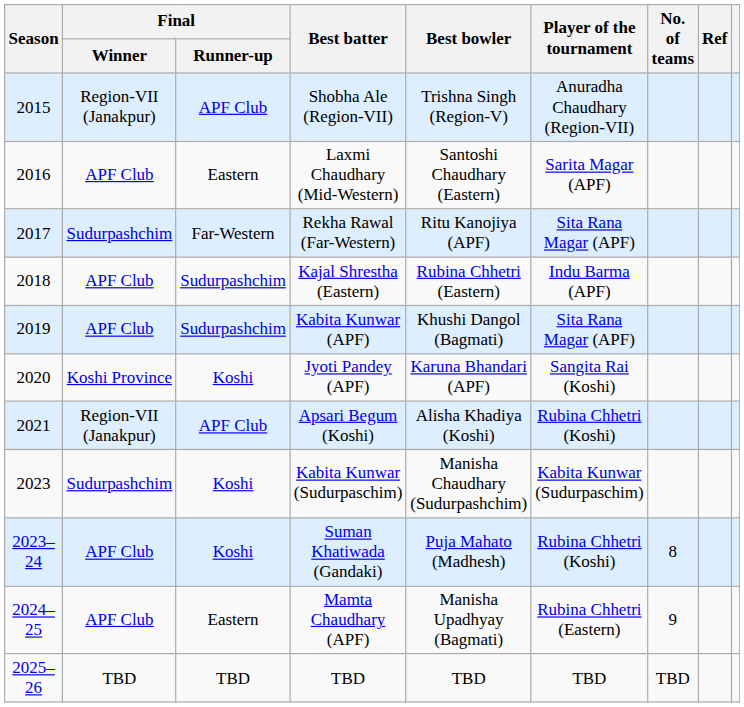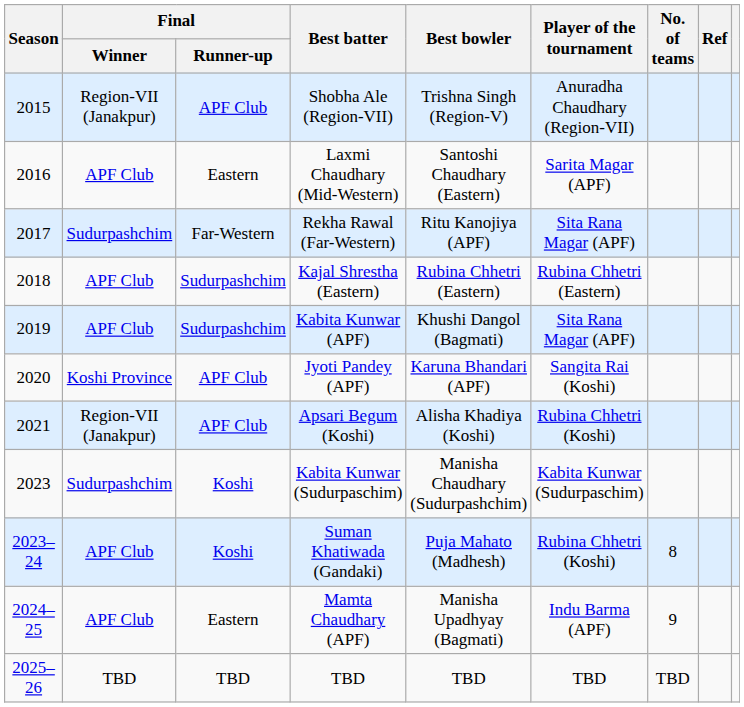(589, 281) Indu Barma (APF) -> (589, 281) Rubina Chhetri (Eastern)
(233, 377) Koshi -> (233, 377) APF Club
(589, 620) Rubina Chhetri (Eastern) -> (589, 620) Indu Barma (APF)
